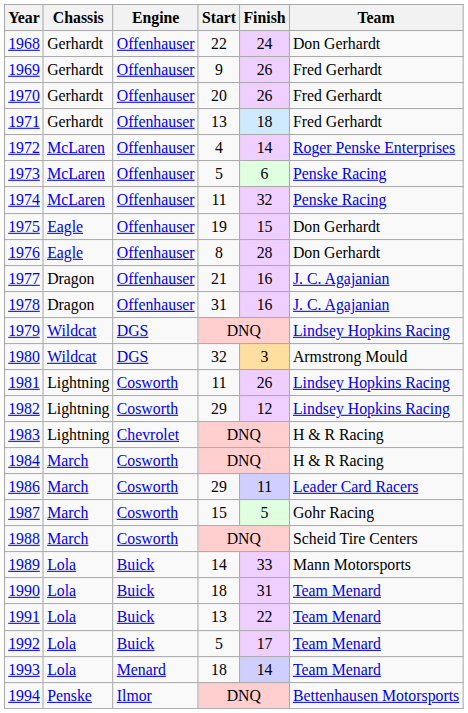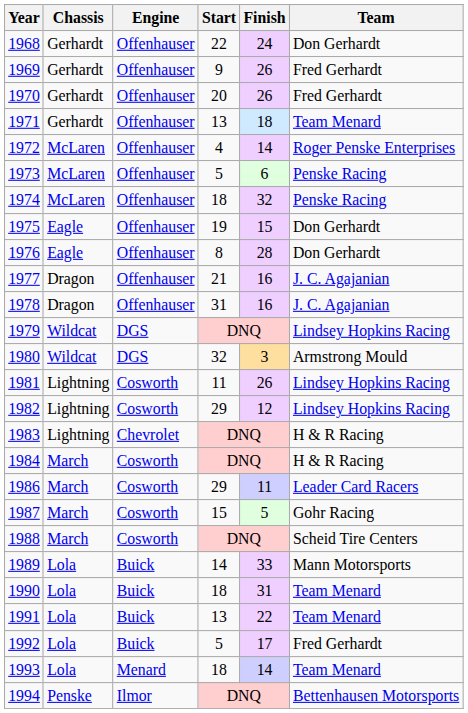(337, 121) Fred Gerhardt -> (337, 121) Team Menard
(219, 200) 11 -> (219, 200) 18
(337, 643) Team Menard -> (337, 643) Fred Gerhardt
